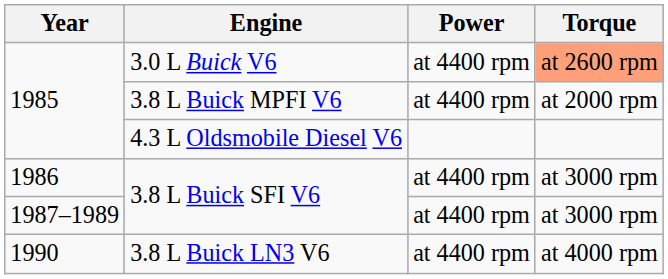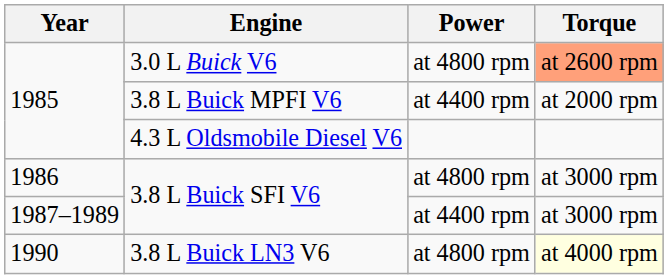(472, 61) at 4400 rpm -> (472, 61) at 4800 rpm
(472, 176) at 4400 rpm -> (472, 176) at 4800 rpm
(472, 253) at 4400 rpm -> (472, 253) at 4800 rpm
(599, 253) no background -> (599, 253) lightyellow background
